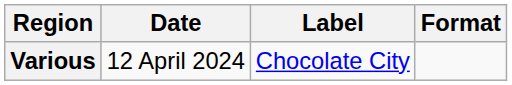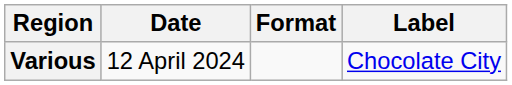columns swapped: (461, 23) <-> (333, 23)
